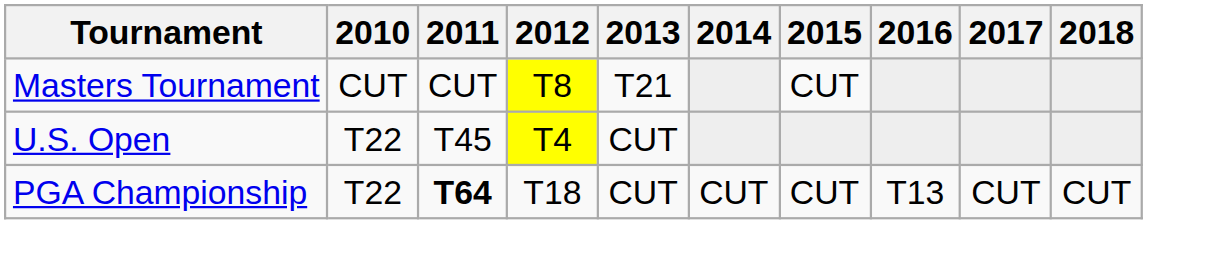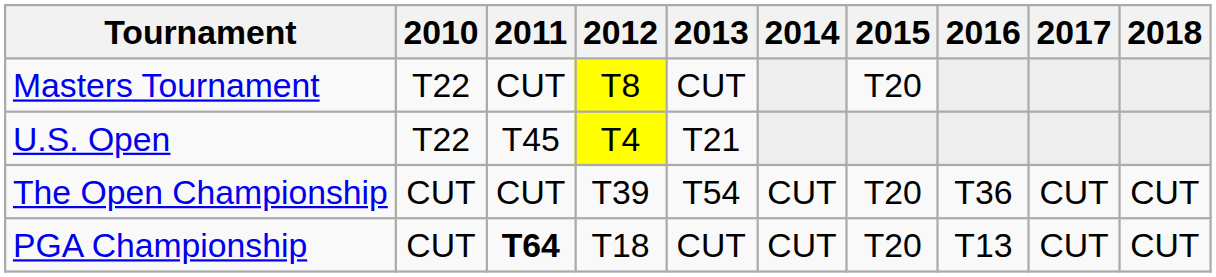(373, 85) CUT -> (441, 85) T22
(643, 85) T21 -> (711, 85) CUT
(824, 85) CUT -> (893, 85) T20
(643, 139) CUT -> (711, 139) T21
+ row: (200, 192)
(373, 192) T22 -> (441, 246) CUT
(824, 192) CUT -> (893, 246) T20
